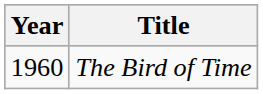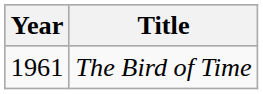(37, 66) 1960 -> (37, 66) 1961
